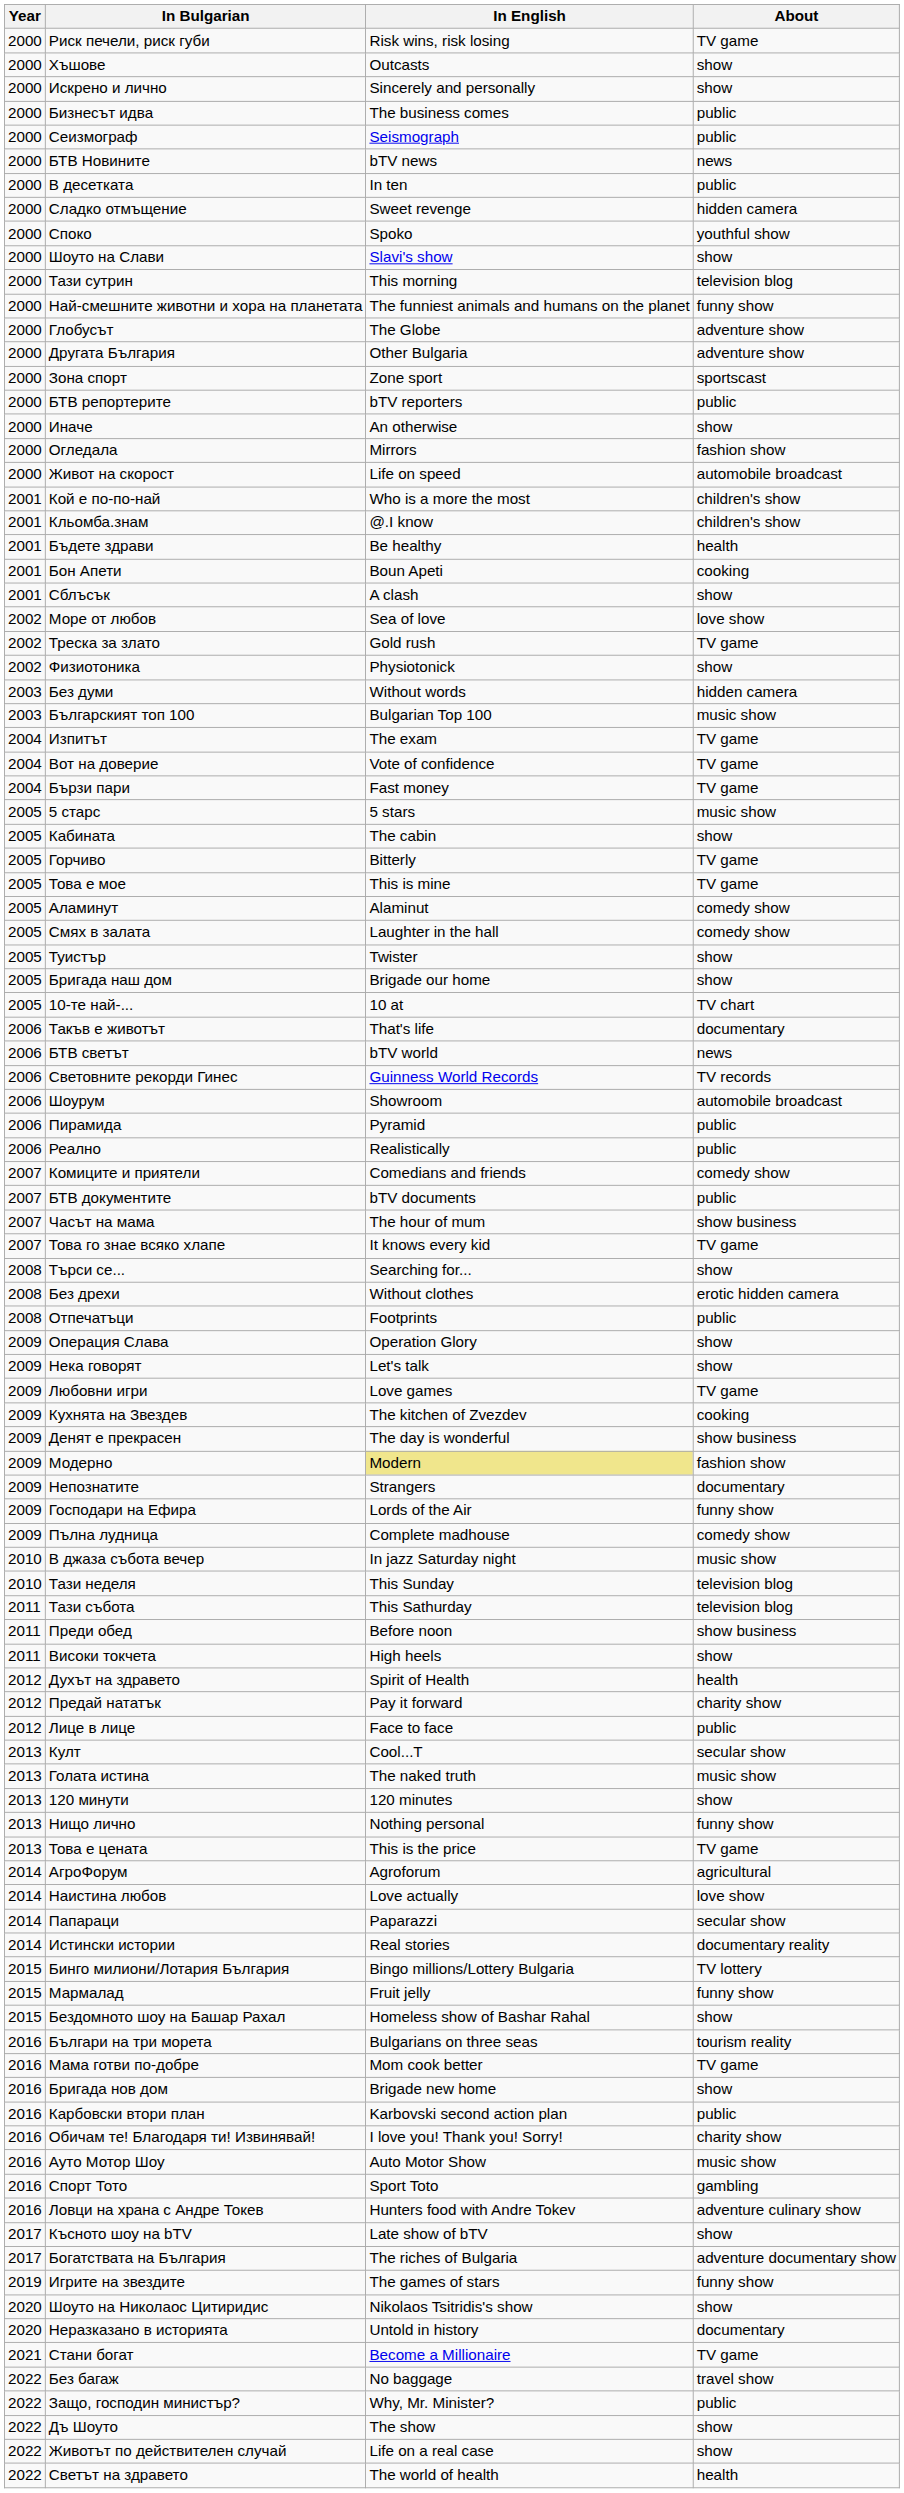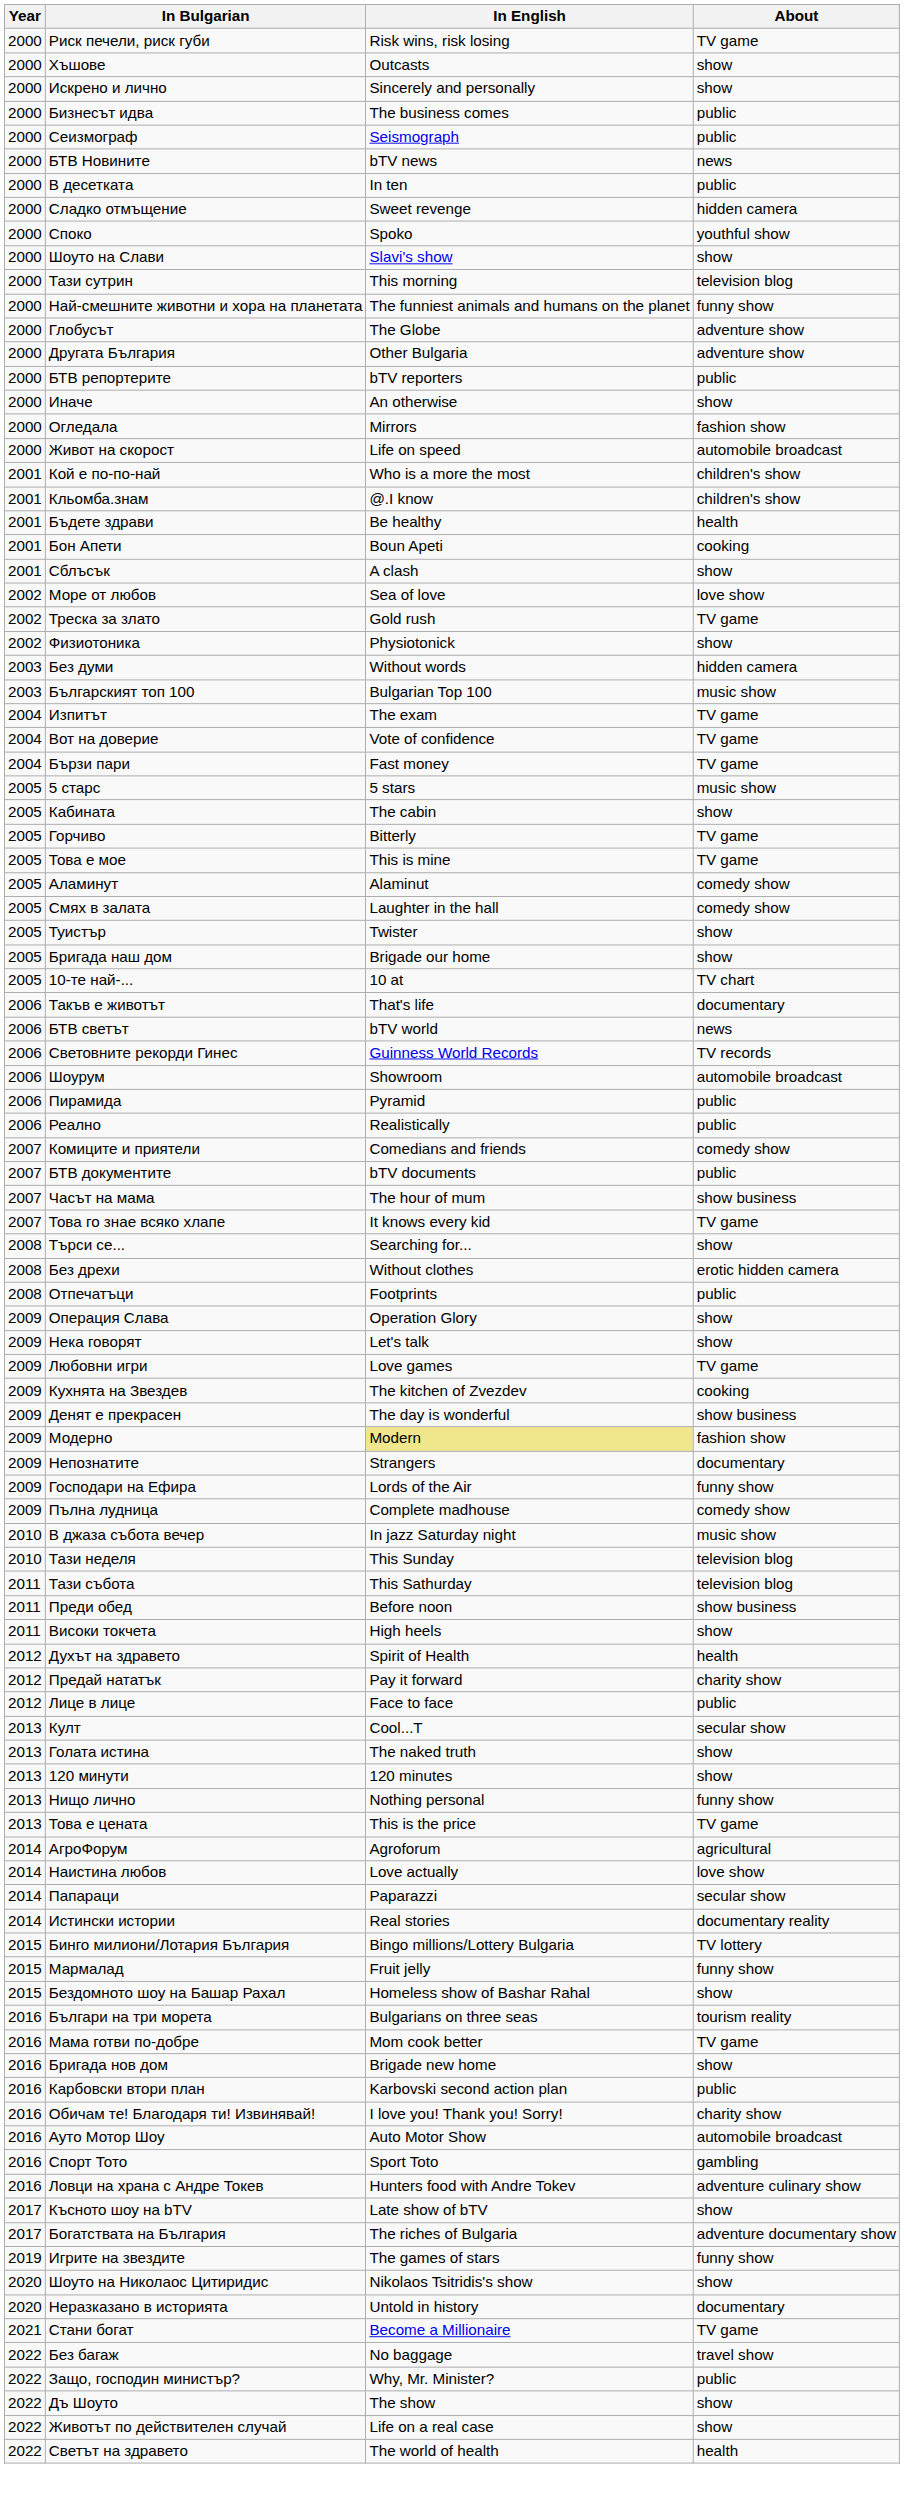- row: (88, 378)
(736, 1776) music show -> (714, 1752) show
(736, 2162) music show -> (769, 2137) automobile broadcast
